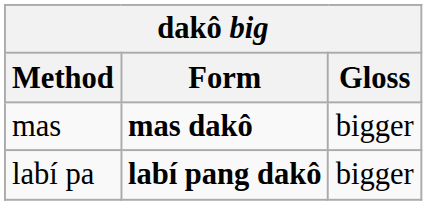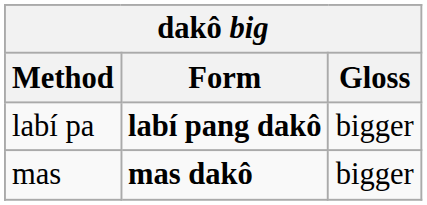rows swapped: (53, 174) <-> (37, 125)
